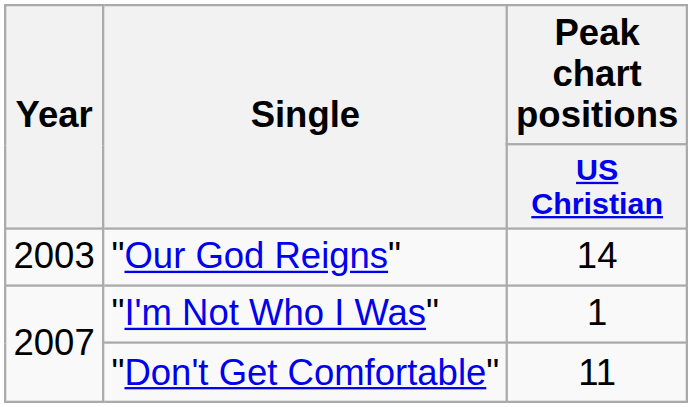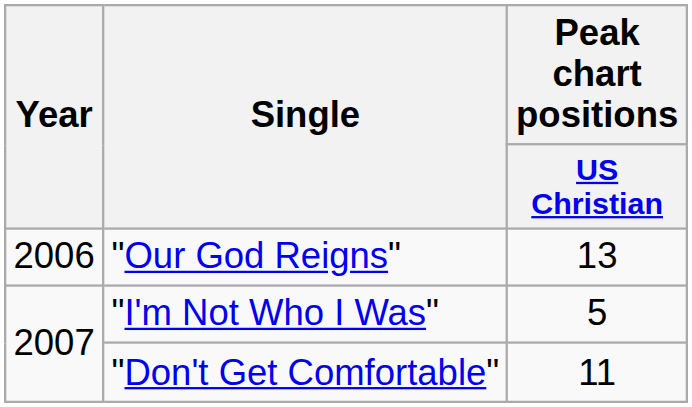(54, 256) 2003 -> (54, 256) 2006
(597, 256) 14 -> (597, 256) 13
(597, 314) 1 -> (597, 314) 5
